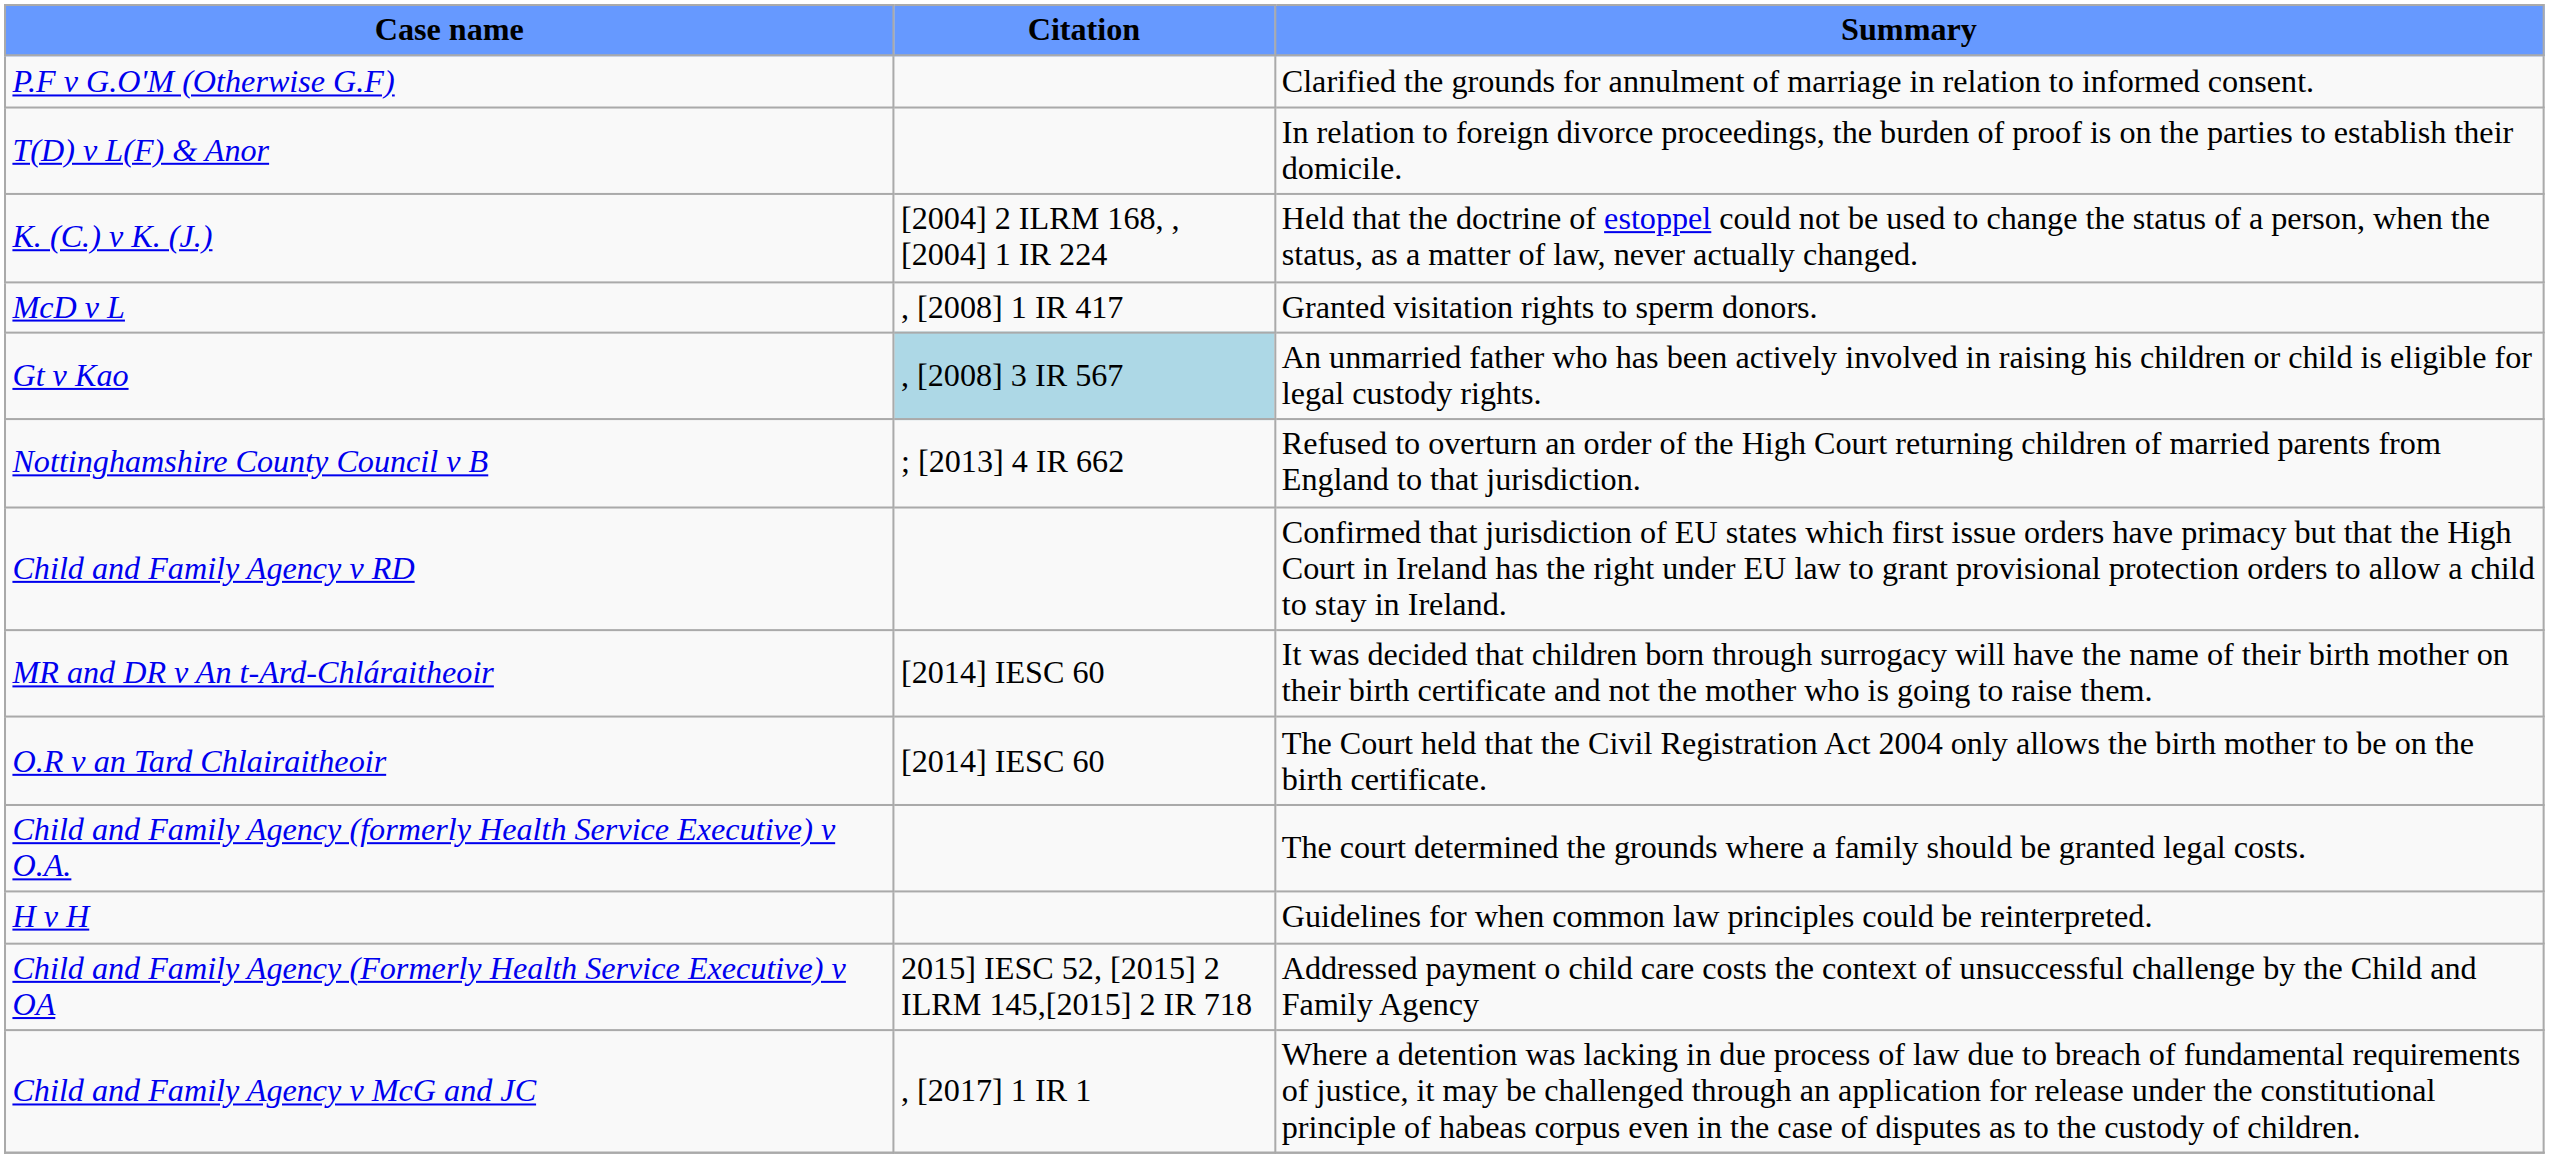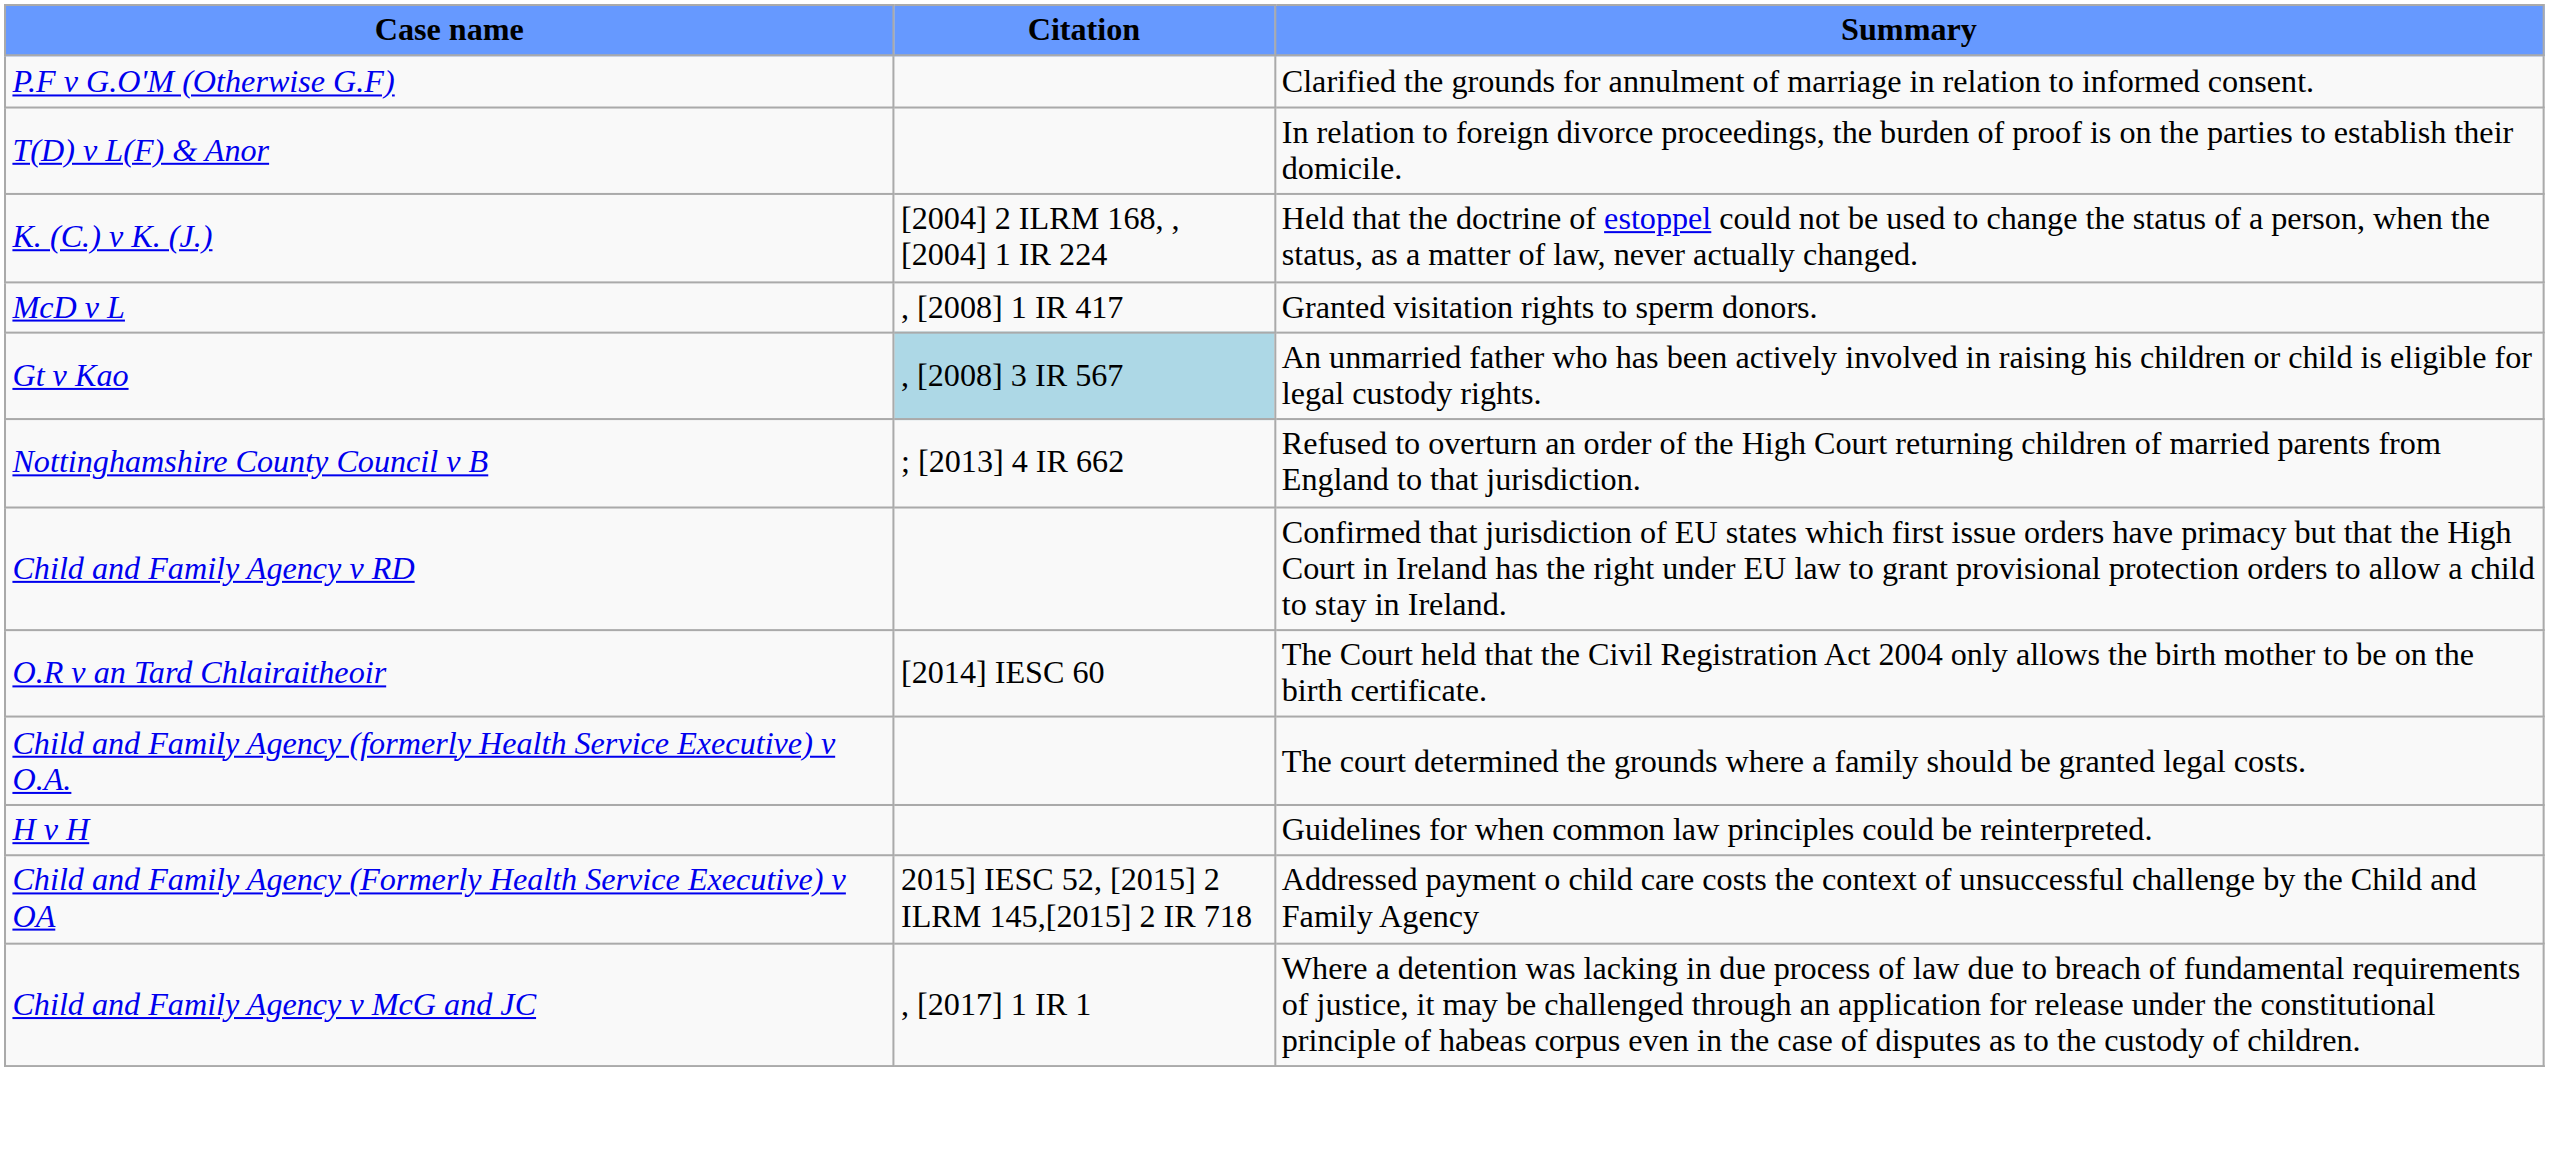- row: (253, 673)
